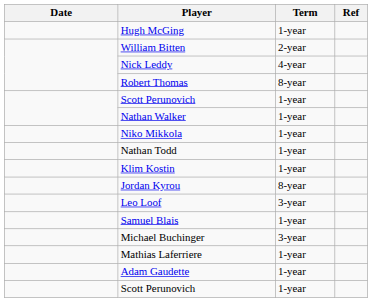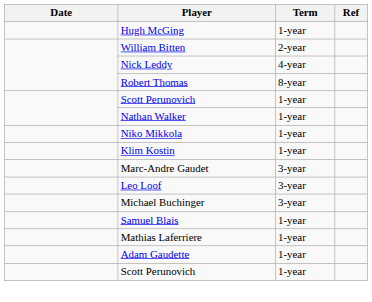- row: (149, 151)
- row: (150, 185)
+ row: (165, 168)
rows swapped: (163, 237) <-> (150, 220)
